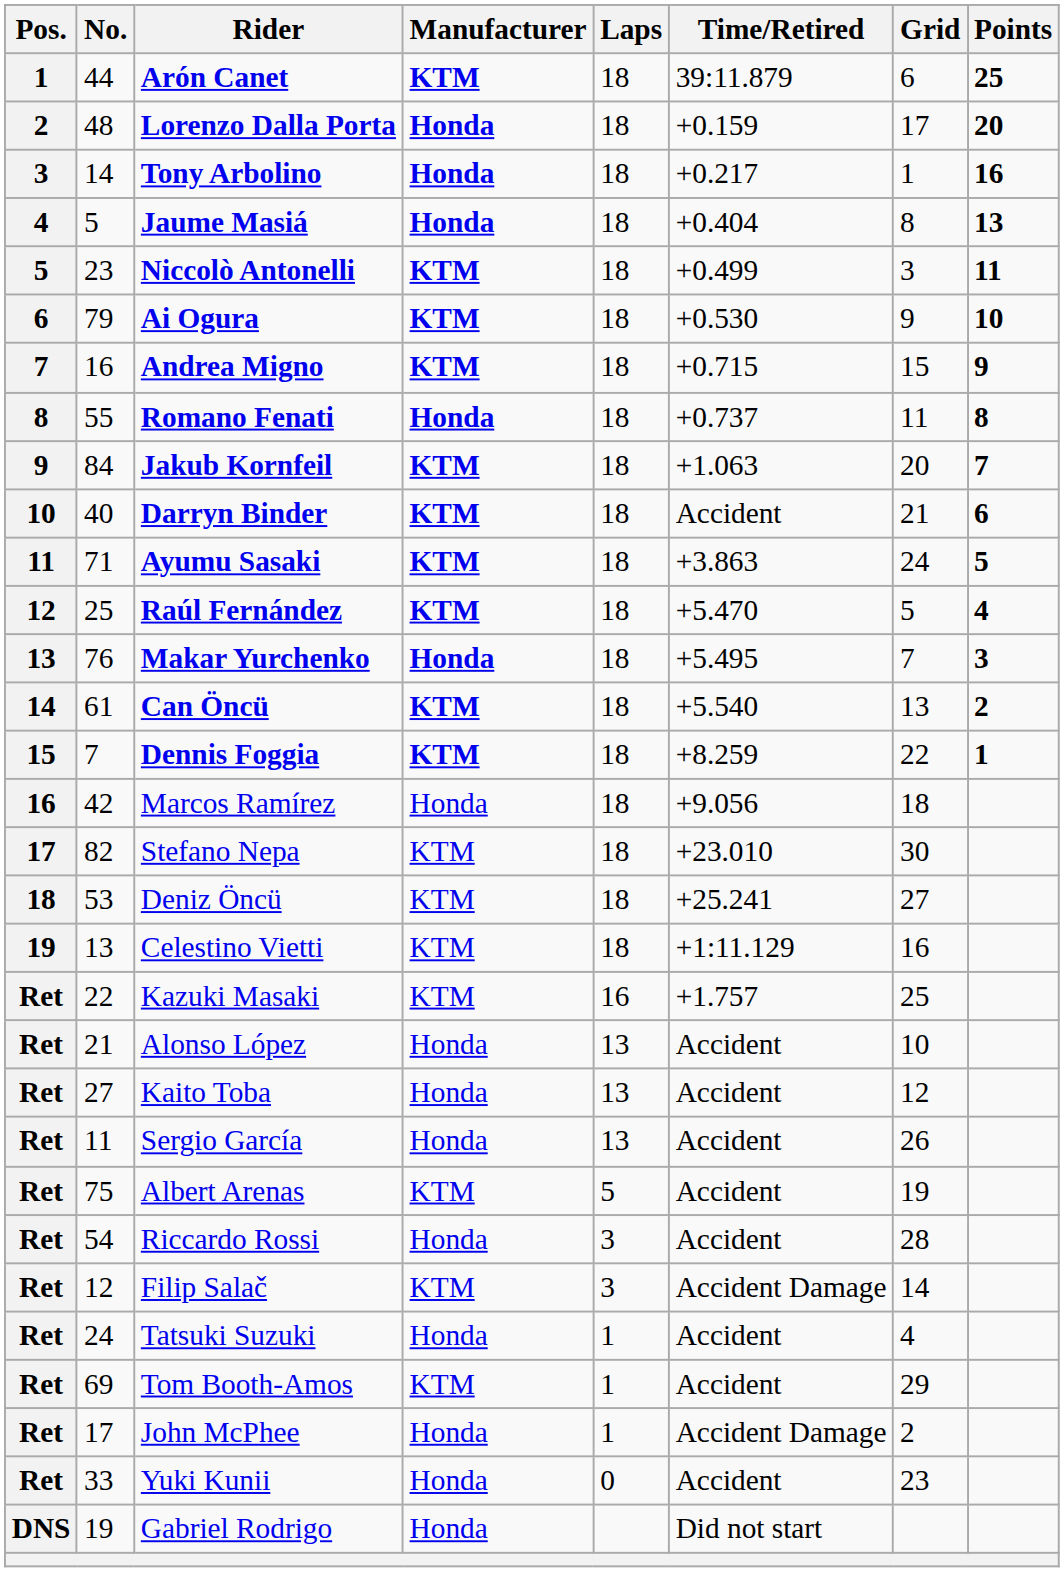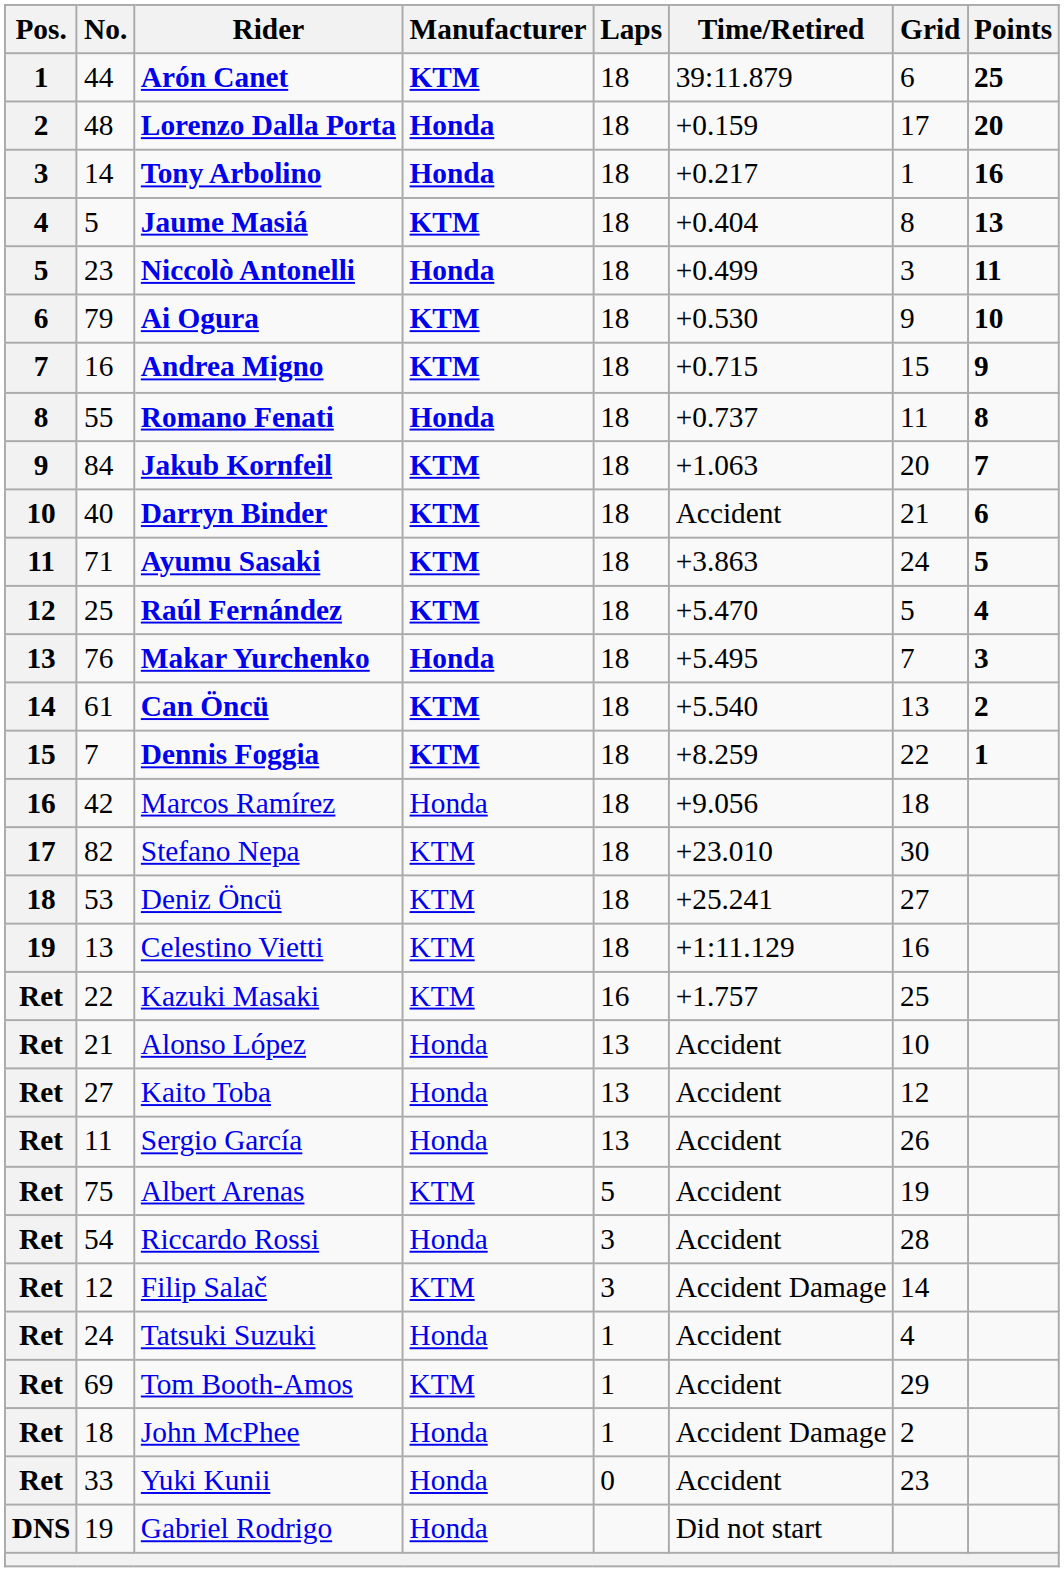(452, 222) Honda -> (445, 222) KTM
(445, 270) KTM -> (452, 270) Honda
(99, 1431) 17 -> (99, 1431) 18
